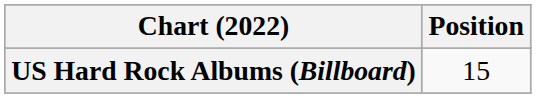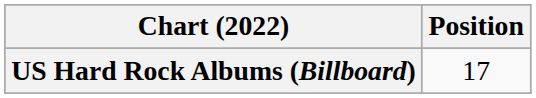(476, 70) 15 -> (476, 70) 17
